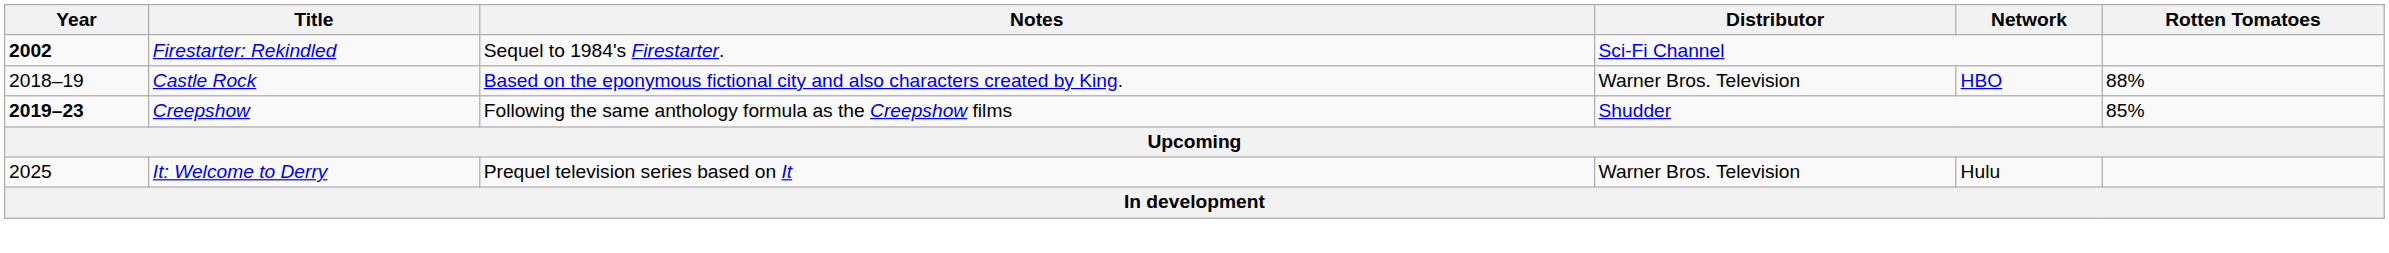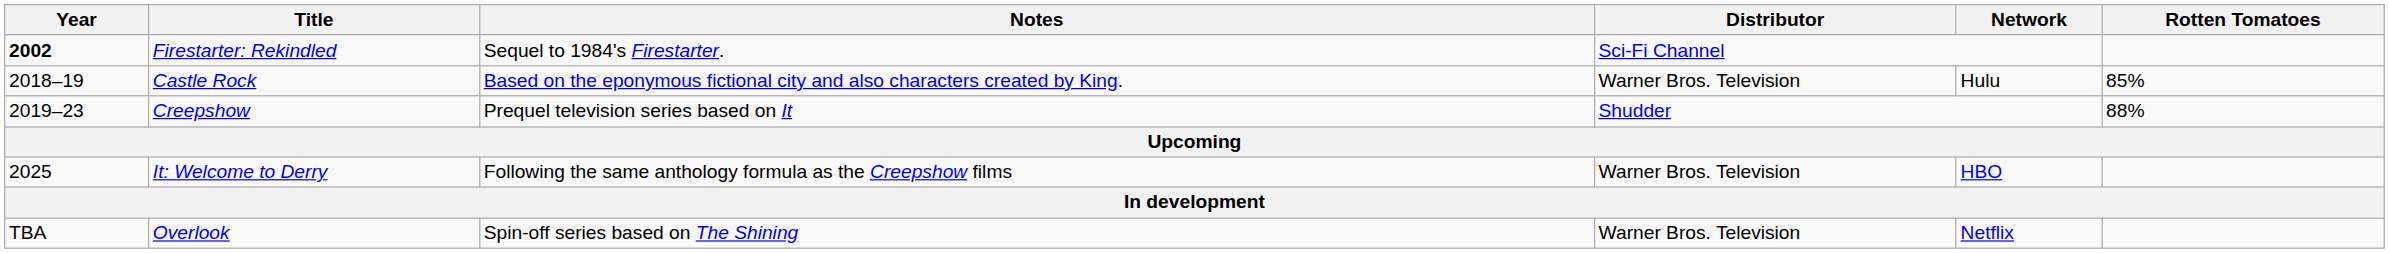(1981, 80) HBO -> (1980, 80) Hulu
(2125, 80) 88% -> (2125, 80) 85%
(46, 111) bold -> (46, 111) normal
(748, 111) Following the same anthology formula as the Creepshow films -> (638, 111) Prequel television series based on It
(2125, 111) 85% -> (2125, 111) 88%
(638, 171) Prequel television series based on It -> (748, 171) Following the same anthology formula as the Creepshow films
(1980, 171) Hulu -> (1981, 171) HBO
+ row: (191, 232)
